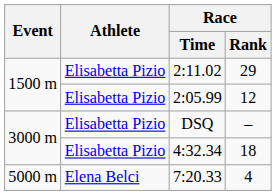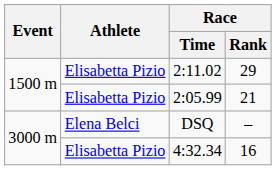(248, 97) 12 -> (248, 97) 21
(115, 124) Elisabetta Pizio -> (102, 124) Elena Belci
(248, 151) 18 -> (248, 151) 16
- row: (197, 177)
